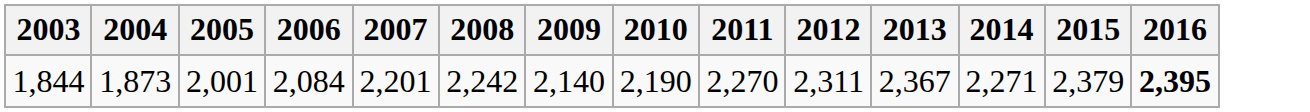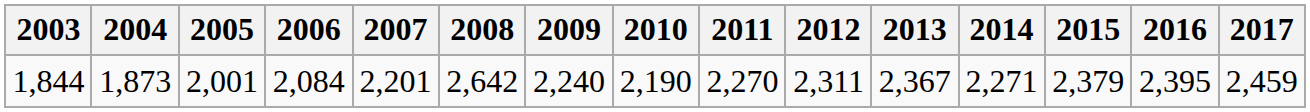+ column: (1262, 29)
(482, 80) 2,242 -> (482, 80) 2,642
(569, 80) 2,140 -> (569, 80) 2,240
(1175, 80) bold -> (1175, 80) normal
